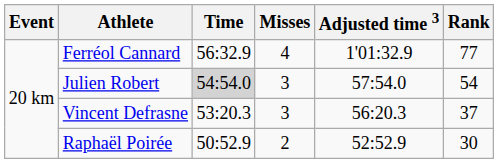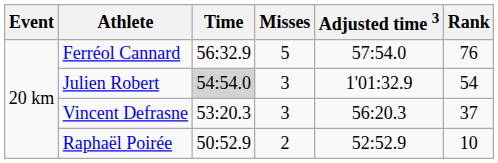(285, 54) 4 -> (285, 54) 5
(379, 54) 1'01:32.9 -> (379, 54) 57:54.0
(469, 54) 77 -> (469, 54) 76
(379, 83) 57:54.0 -> (379, 83) 1'01:32.9
(469, 143) 30 -> (469, 143) 10
